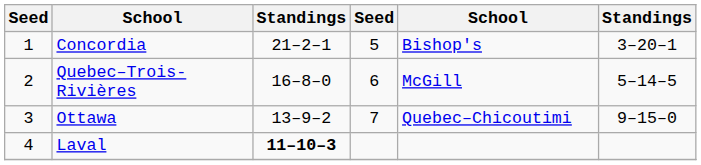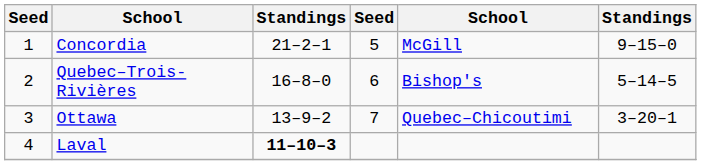(442, 45) Bishop's -> (432, 45) McGill
(647, 45) 3–20–1 -> (647, 45) 9–15–0
(432, 82) McGill -> (442, 82) Bishop's
(647, 119) 9–15–0 -> (647, 119) 3–20–1
